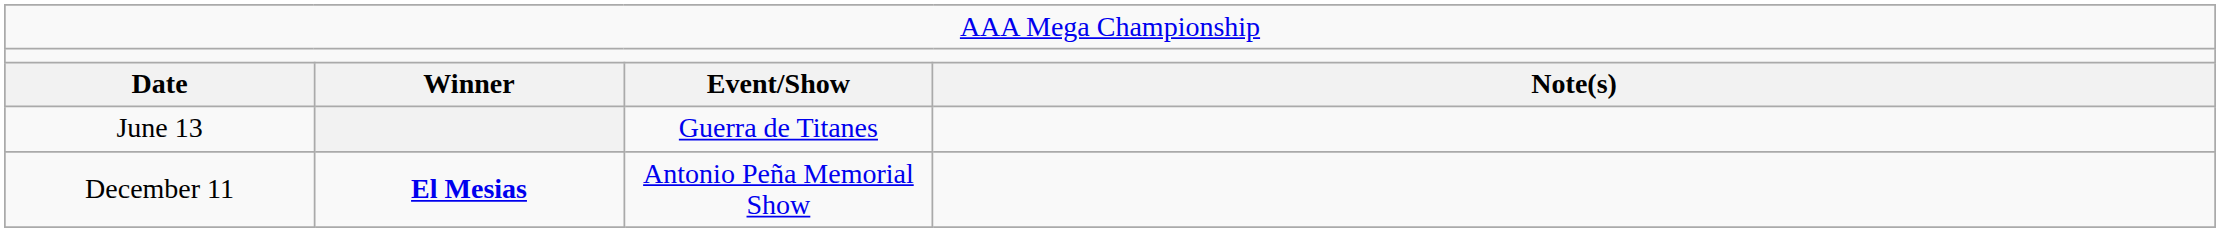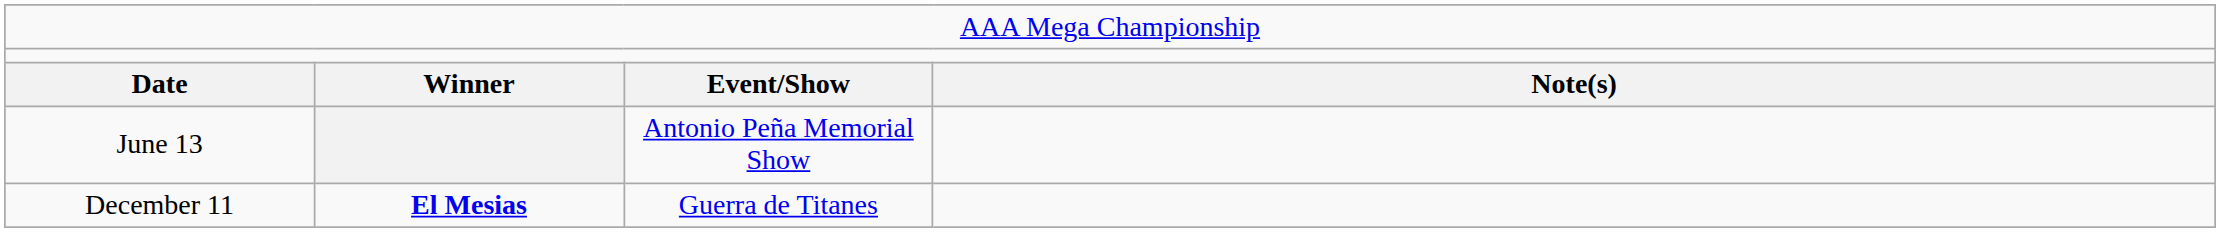(778, 128) Guerra de Titanes -> (778, 144) Antonio Peña Memorial Show
(778, 188) Antonio Peña Memorial Show -> (778, 204) Guerra de Titanes
